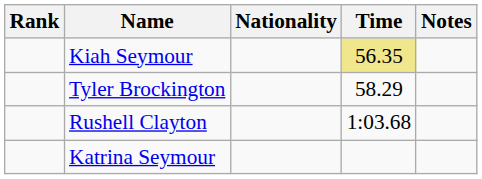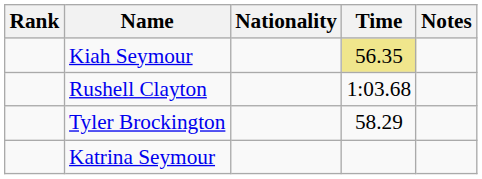rows swapped: (147, 88) <-> (138, 122)
